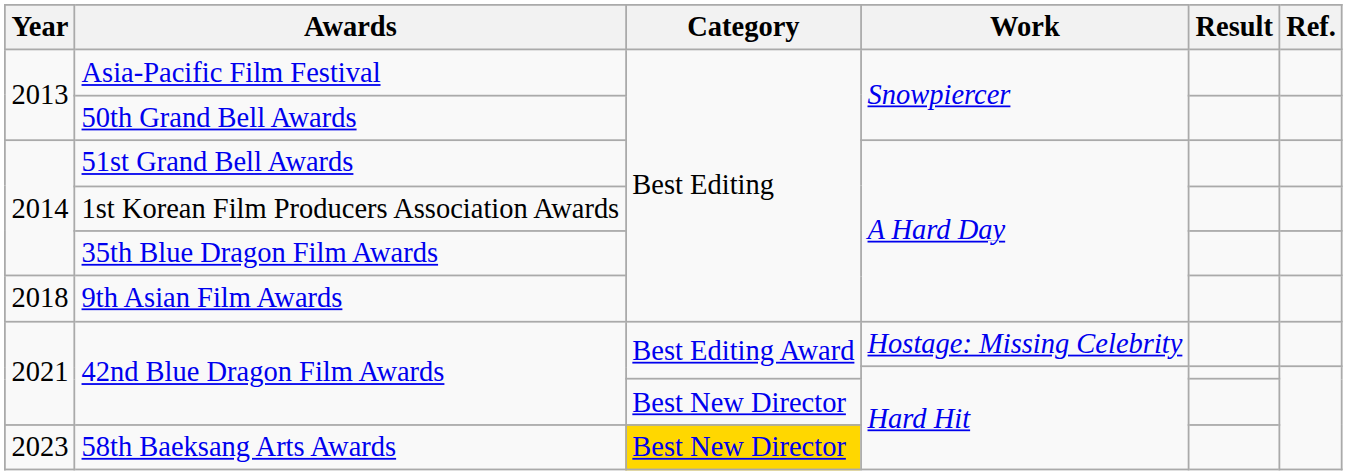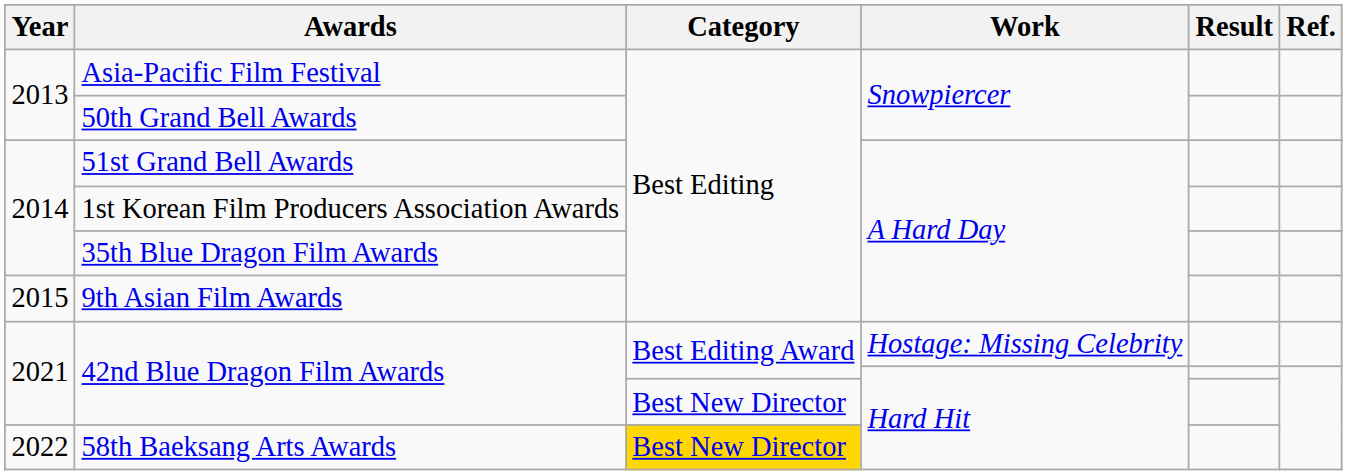(40, 298) 2018 -> (40, 298) 2015
(40, 446) 2023 -> (40, 446) 2022
